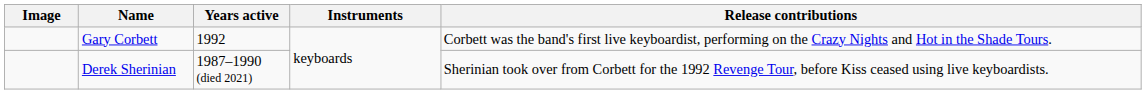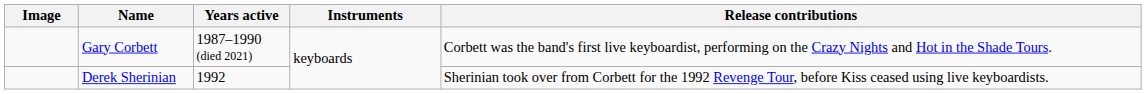(211, 38) 1992 -> (229, 46) 1987–1990 (died 2021)
(229, 69) 1987–1990 (died 2021) -> (211, 77) 1992
